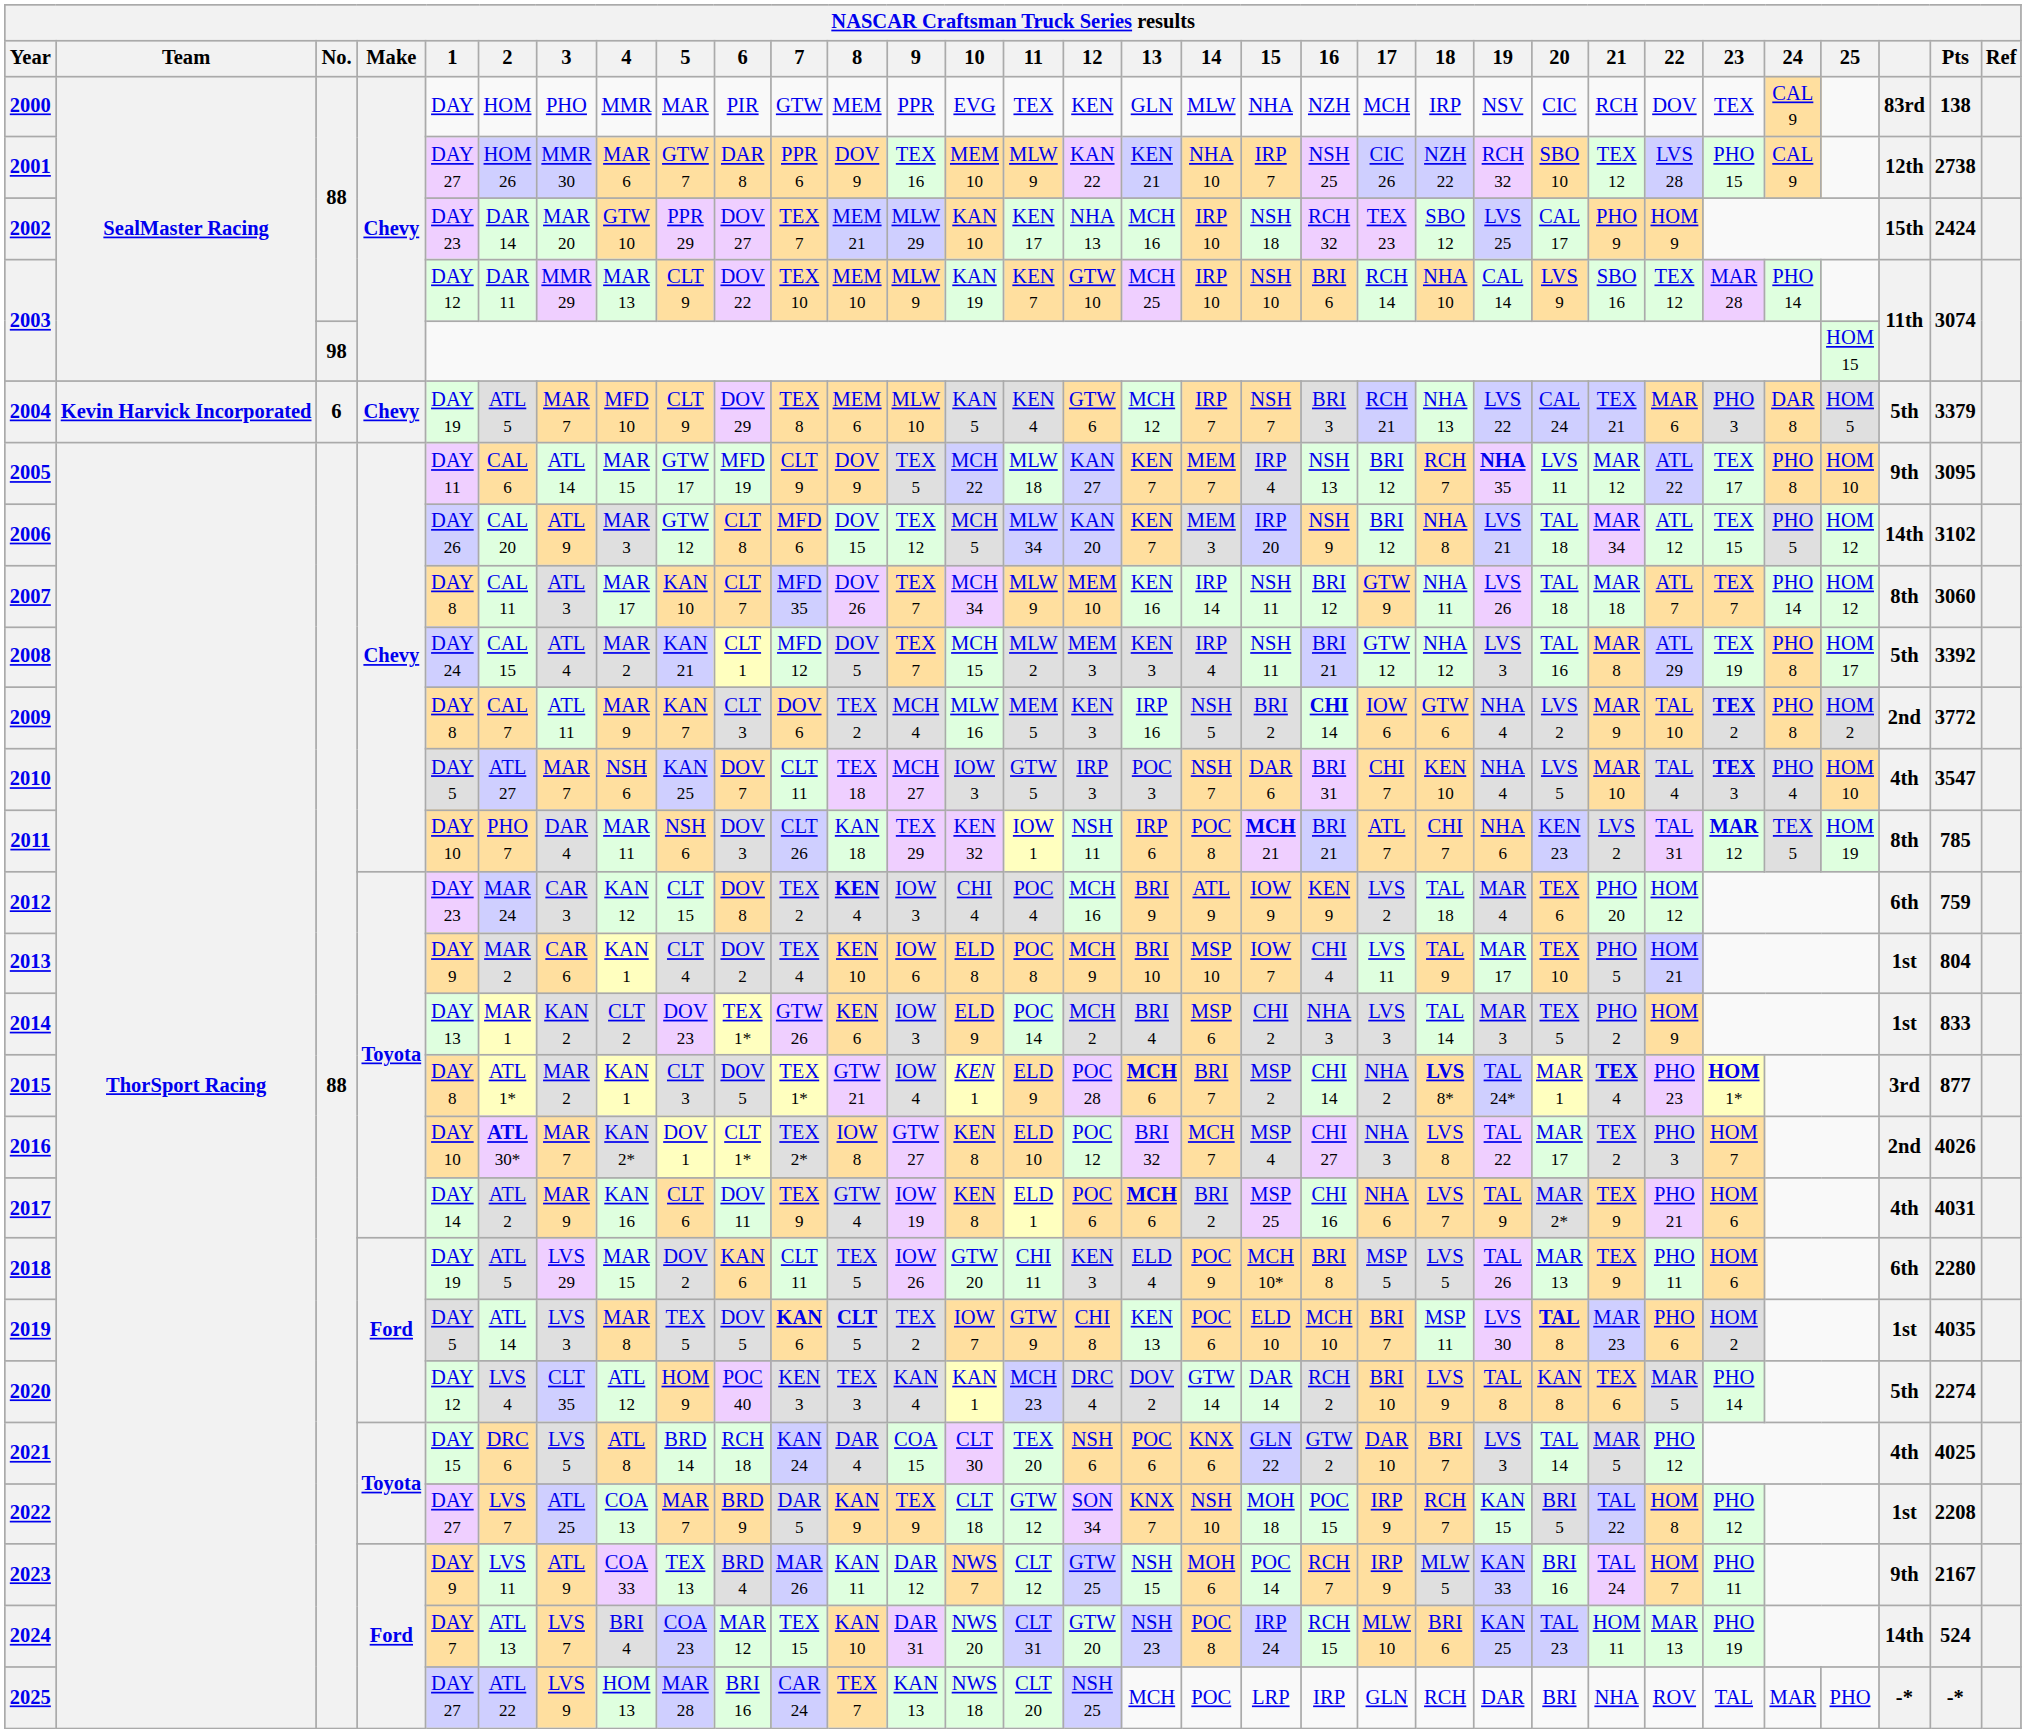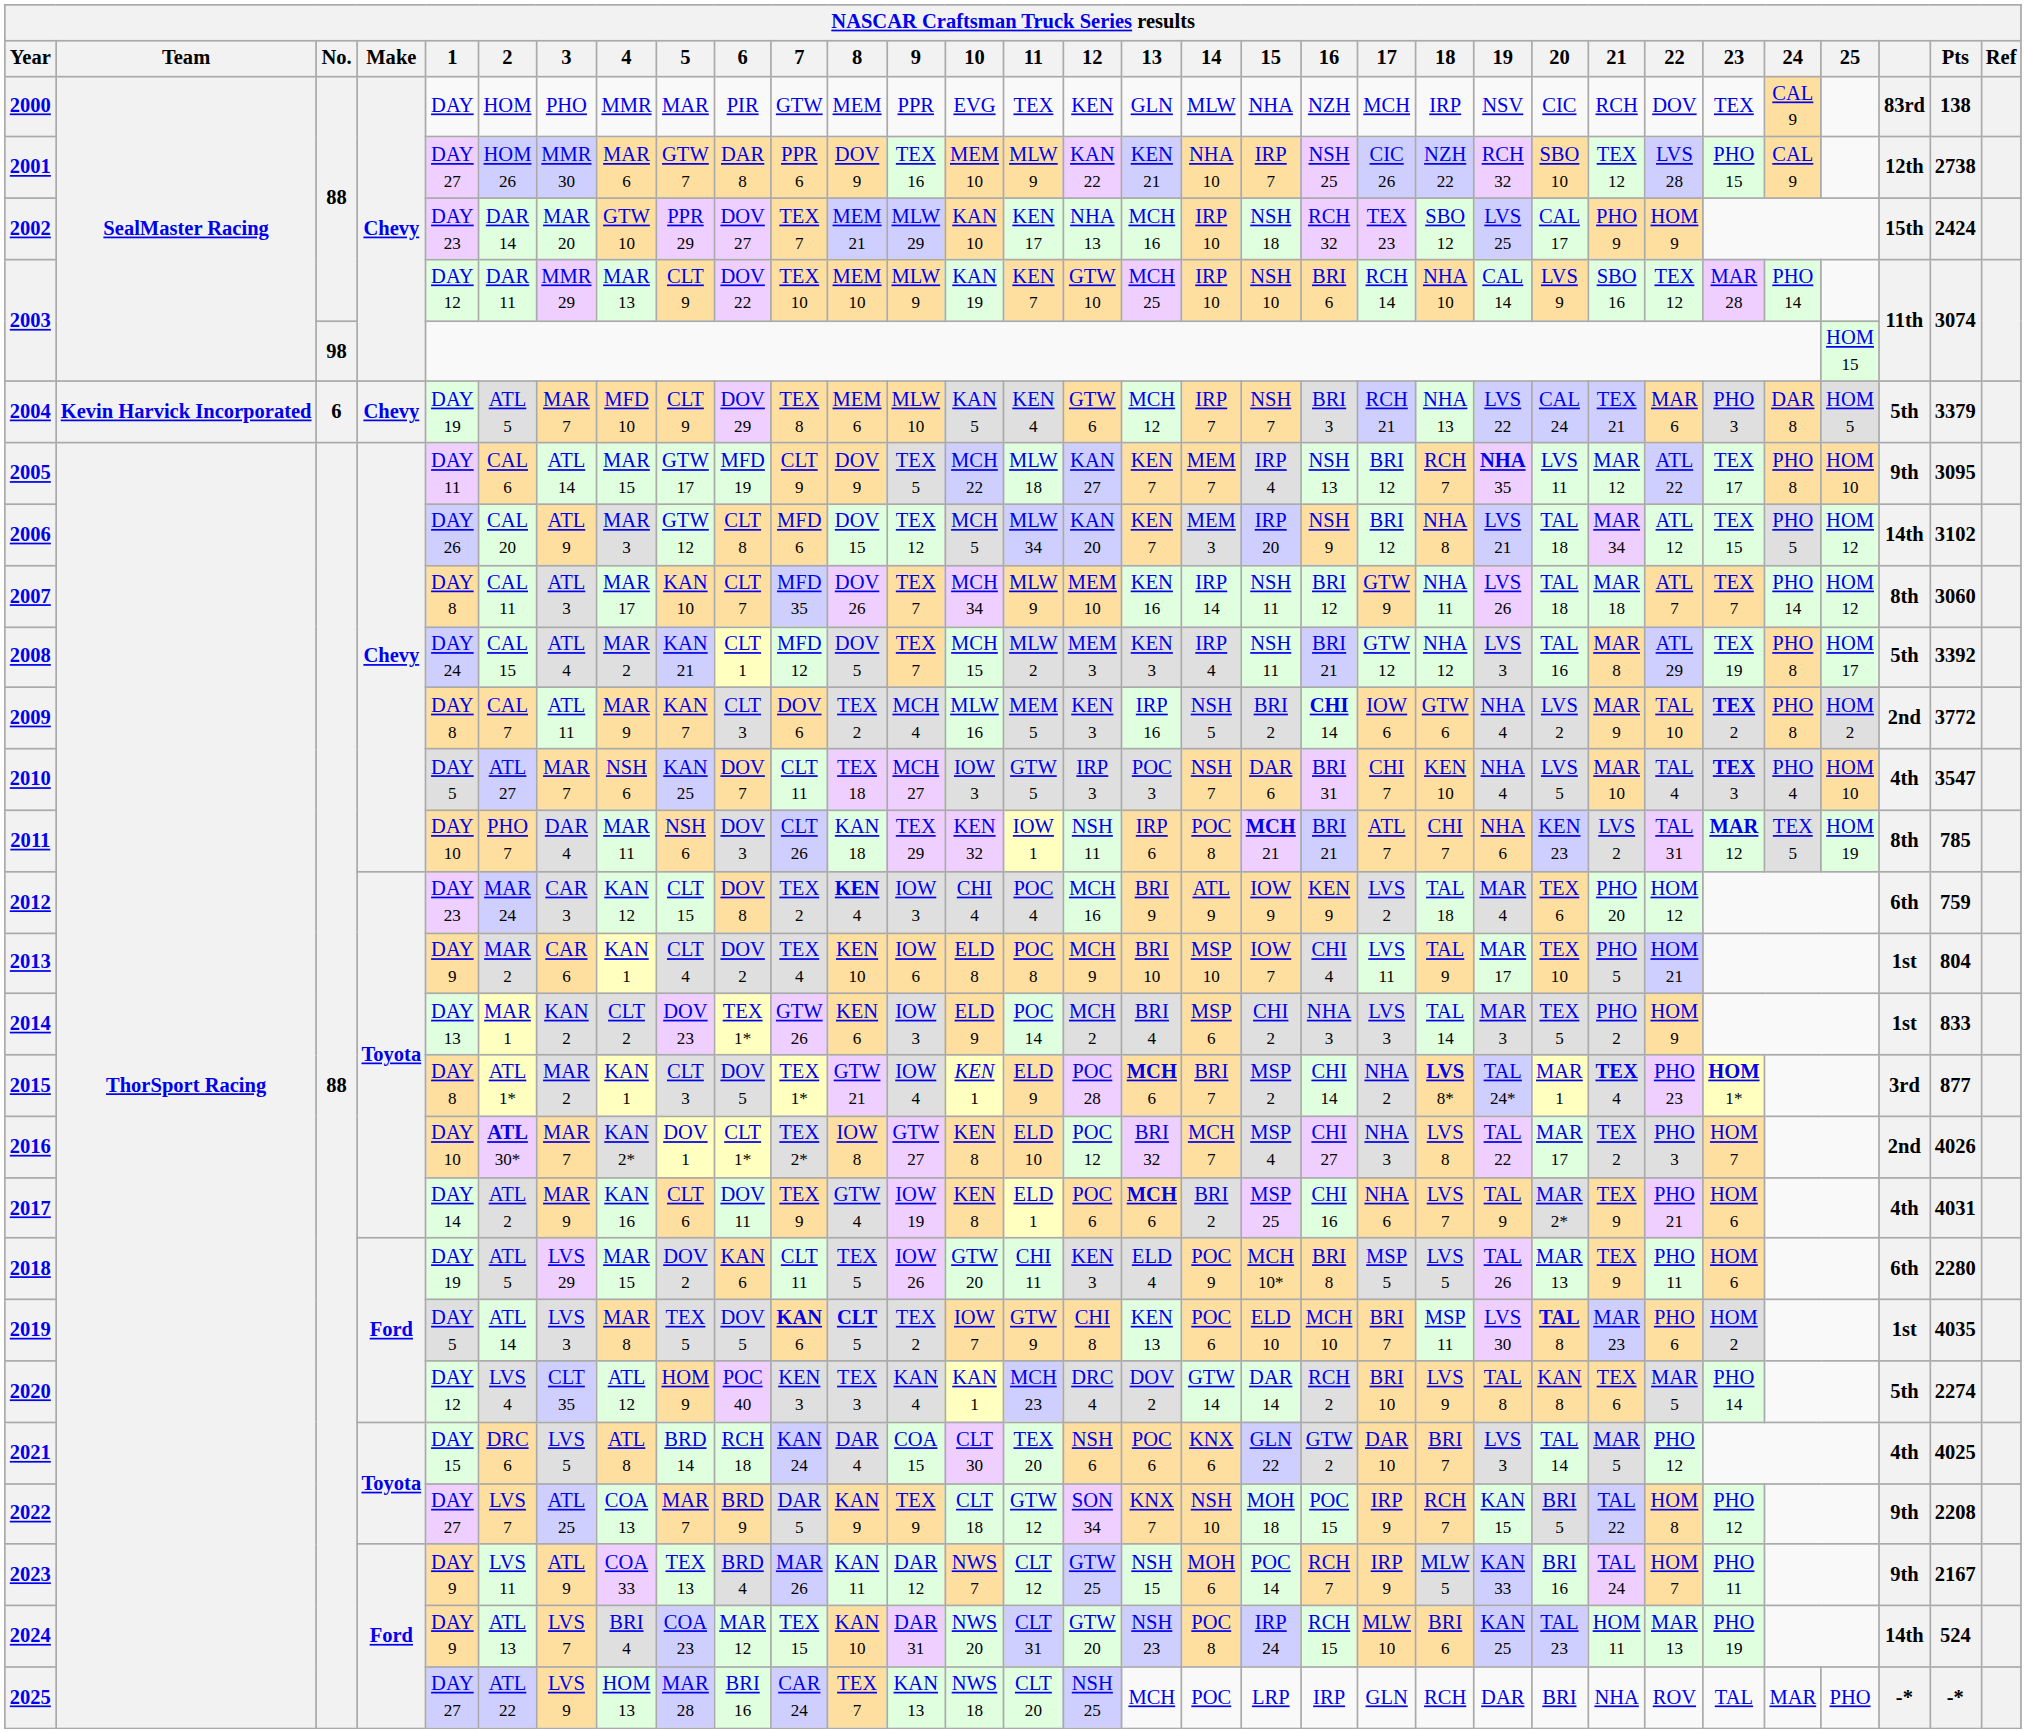(1904, 1513) 1st -> (1904, 1513) 9th
(452, 1634) DAY 7 -> (452, 1634) DAY 9
